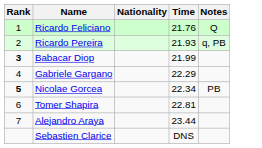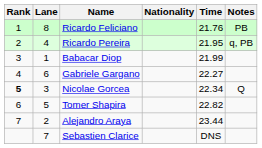+ column: (46, 12)
(214, 27) Q -> (241, 27) PB
(184, 43) 21.93 -> (211, 43) 21.95
(18, 58) bold -> (18, 58) normal
(184, 74) 22.29 -> (211, 74) 22.27
(214, 89) PB -> (241, 89) Q
(184, 105) 22.81 -> (211, 105) 22.82
